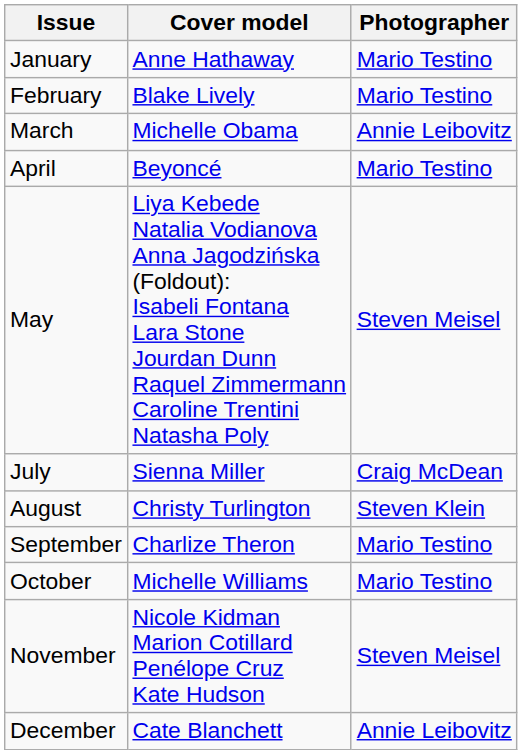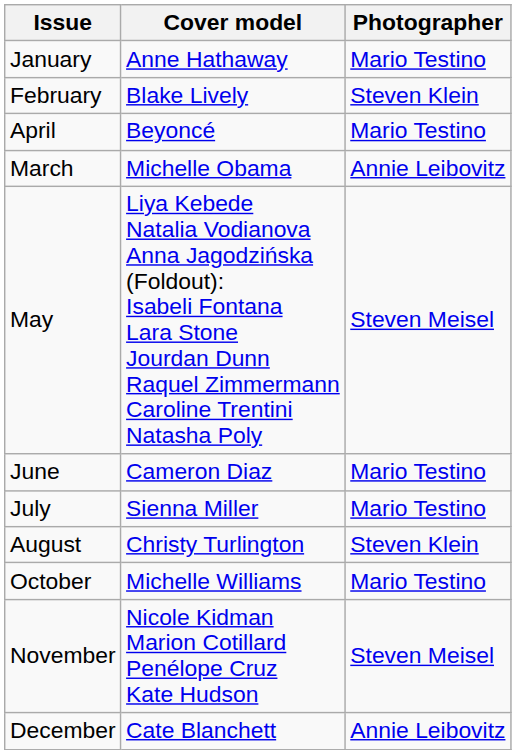(424, 95) Mario Testino -> (414, 95) Steven Klein
rows swapped: (42, 131) <-> (33, 167)
+ row: (35, 472)
(430, 472) Craig McDean -> (418, 508) Mario Testino
- row: (66, 544)
